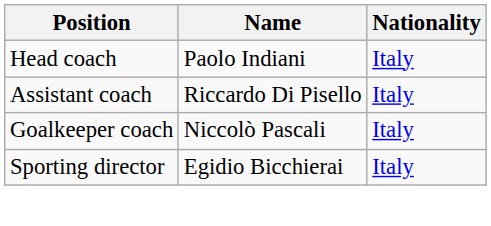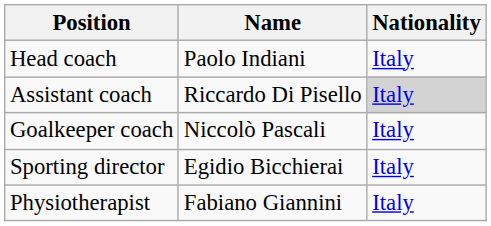(393, 94) no background -> (393, 94) lightgrey background
+ row: (80, 202)
